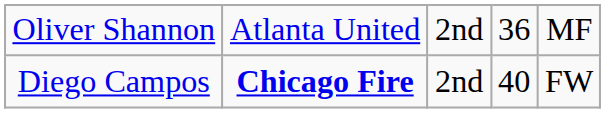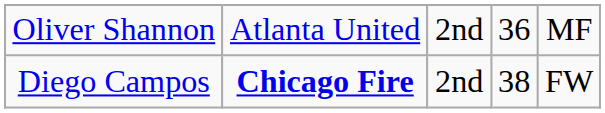(514, 81) 40 -> (514, 81) 38
